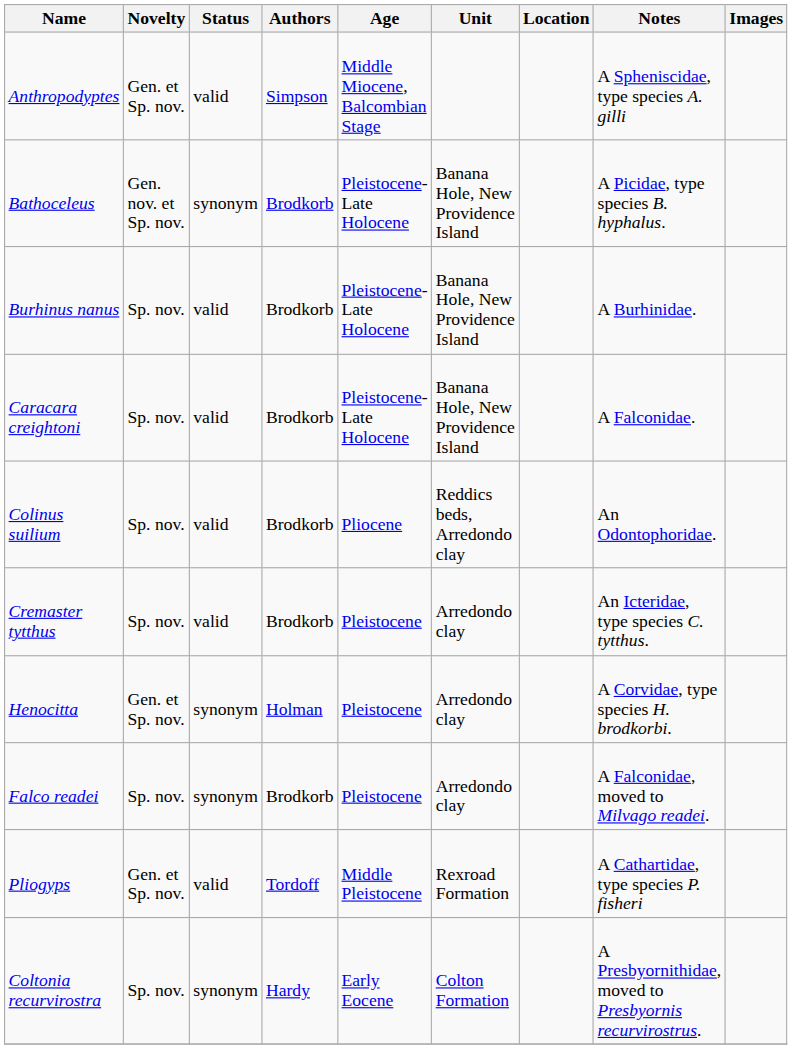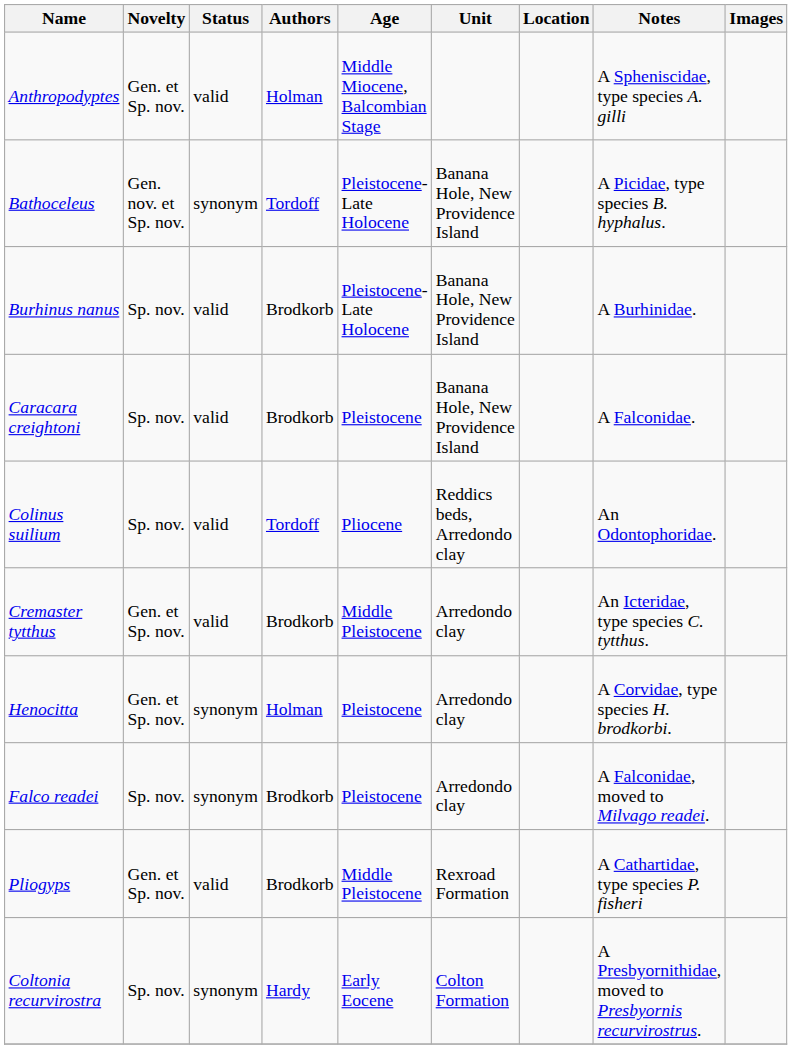(297, 95) Simpson -> (294, 95) Holman
(300, 202) Brodkorb -> (293, 202) Tordoff
(385, 417) Pleistocene-Late Holocene -> (382, 417) Pleistocene
(300, 524) Brodkorb -> (293, 524) Tordoff
(156, 621) Sp. nov. -> (156, 621) Gen. et Sp. nov.
(382, 621) Pleistocene -> (382, 621) Middle Pleistocene
(293, 883) Tordoff -> (300, 883) Brodkorb
